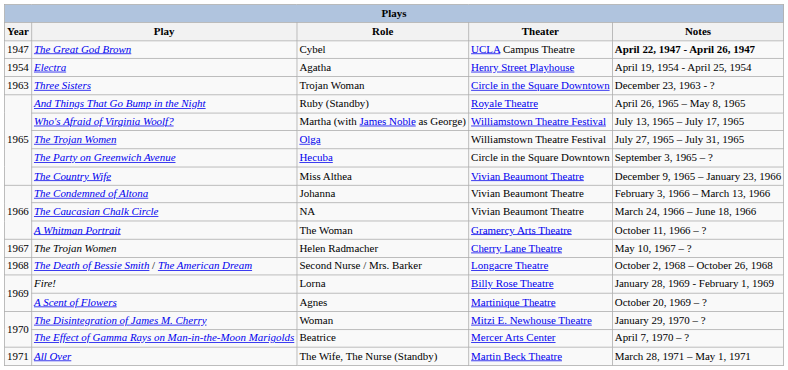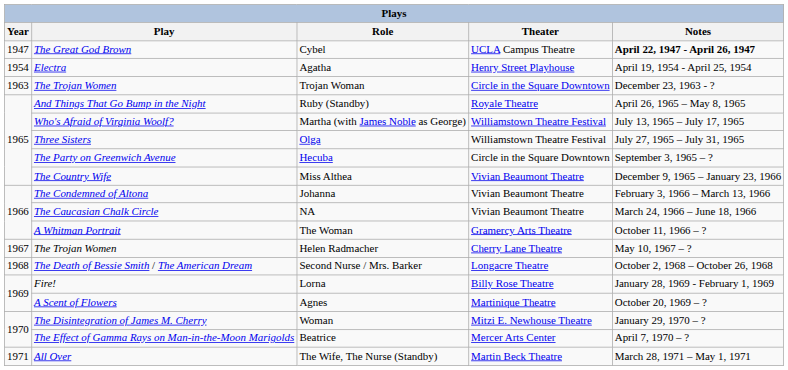(62, 86) Three Sisters -> (75, 86) The Trojan Women
(75, 140) The Trojan Women -> (62, 140) Three Sisters
